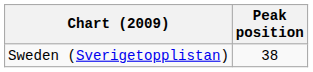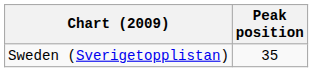(270, 56) 38 -> (270, 56) 35
